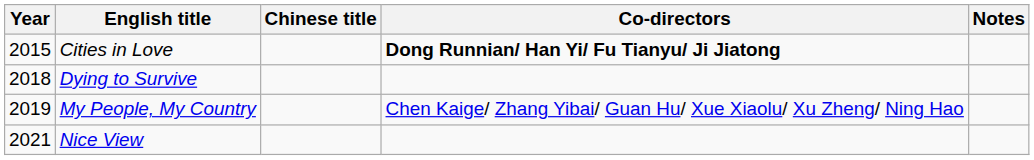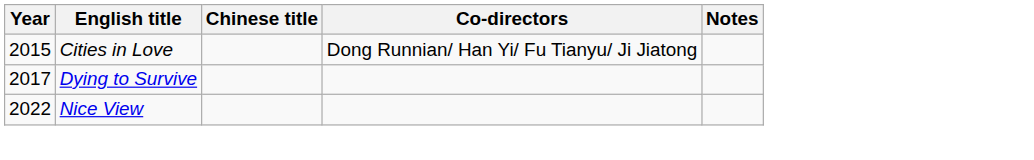(583, 49) bold -> (512, 49) normal
(30, 79) 2018 -> (30, 79) 2017
- row: (158, 109)
(30, 139) 2021 -> (30, 109) 2022
